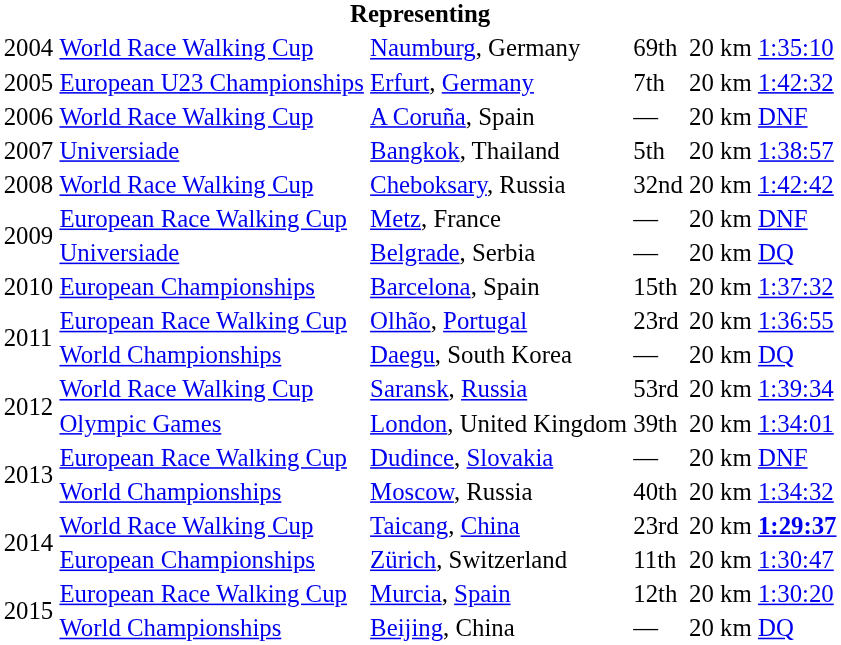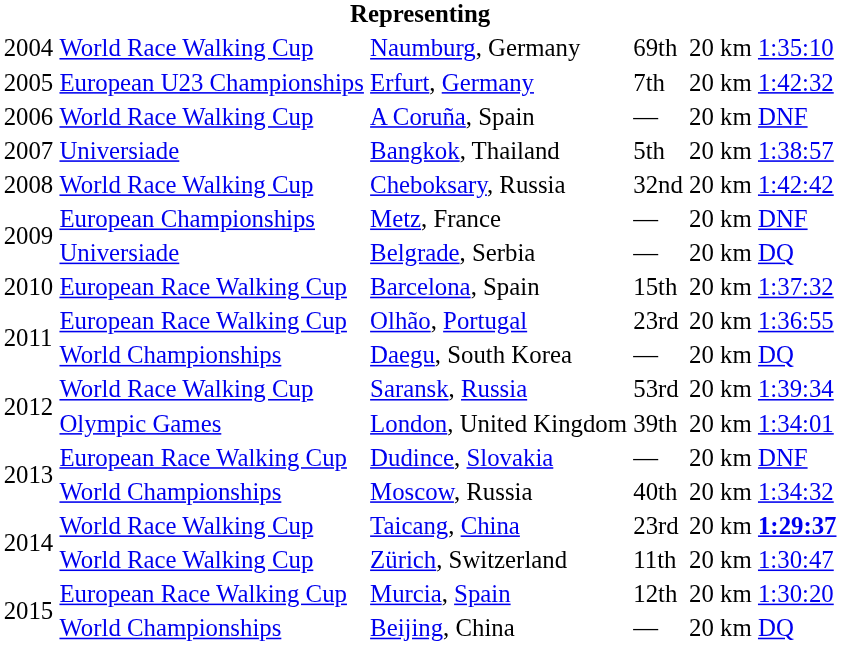(203, 218) European Race Walking Cup -> (187, 218) European Championships
(187, 287) European Championships -> (203, 287) European Race Walking Cup
(187, 559) European Championships -> (186, 559) World Race Walking Cup
